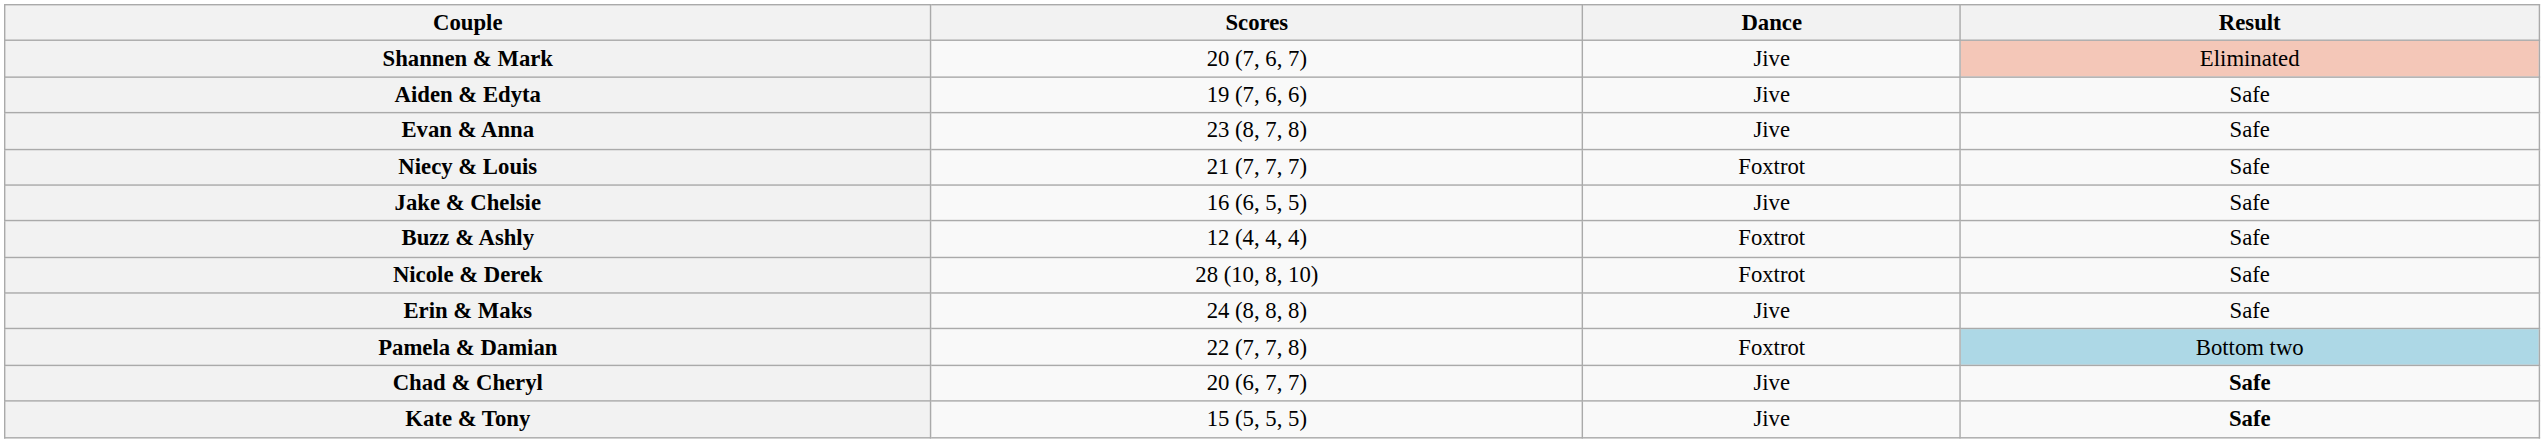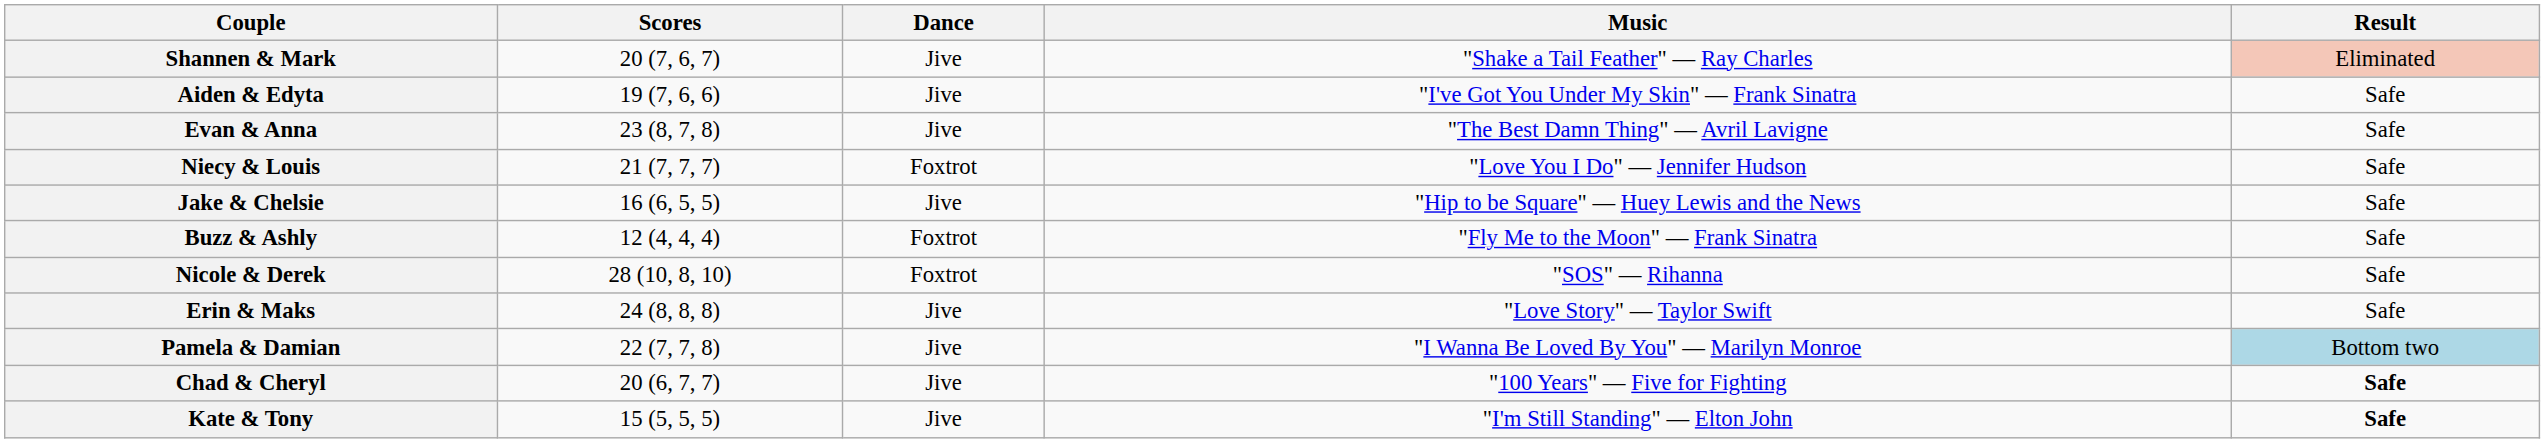+ column: (1638, 22)
(1772, 346) Foxtrot -> (944, 346) Jive
